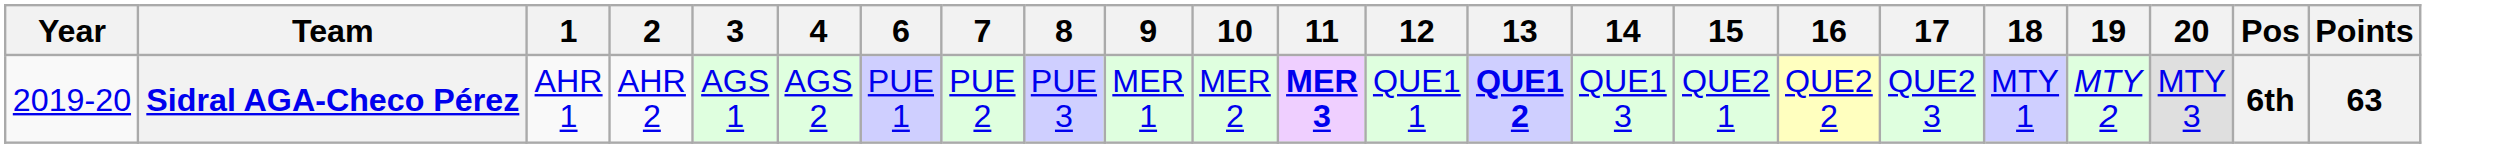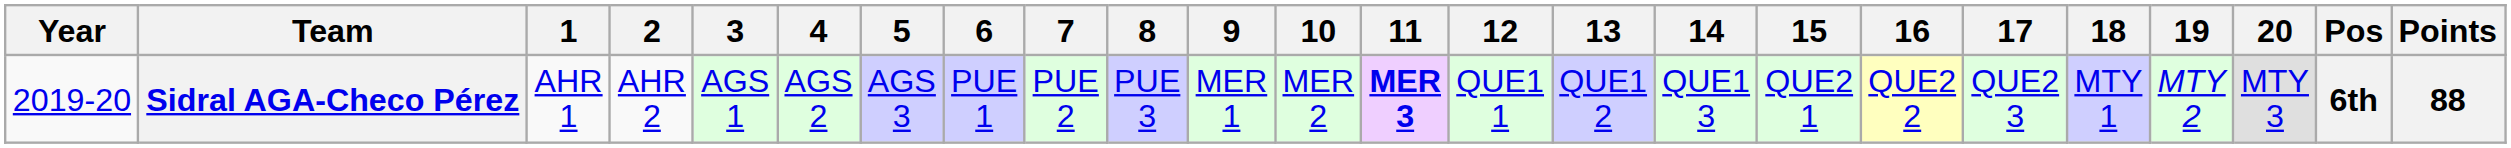+ column: (902, 30)
(1520, 99) bold -> (1603, 99) normal
(2364, 99) 63 -> (2448, 99) 88
